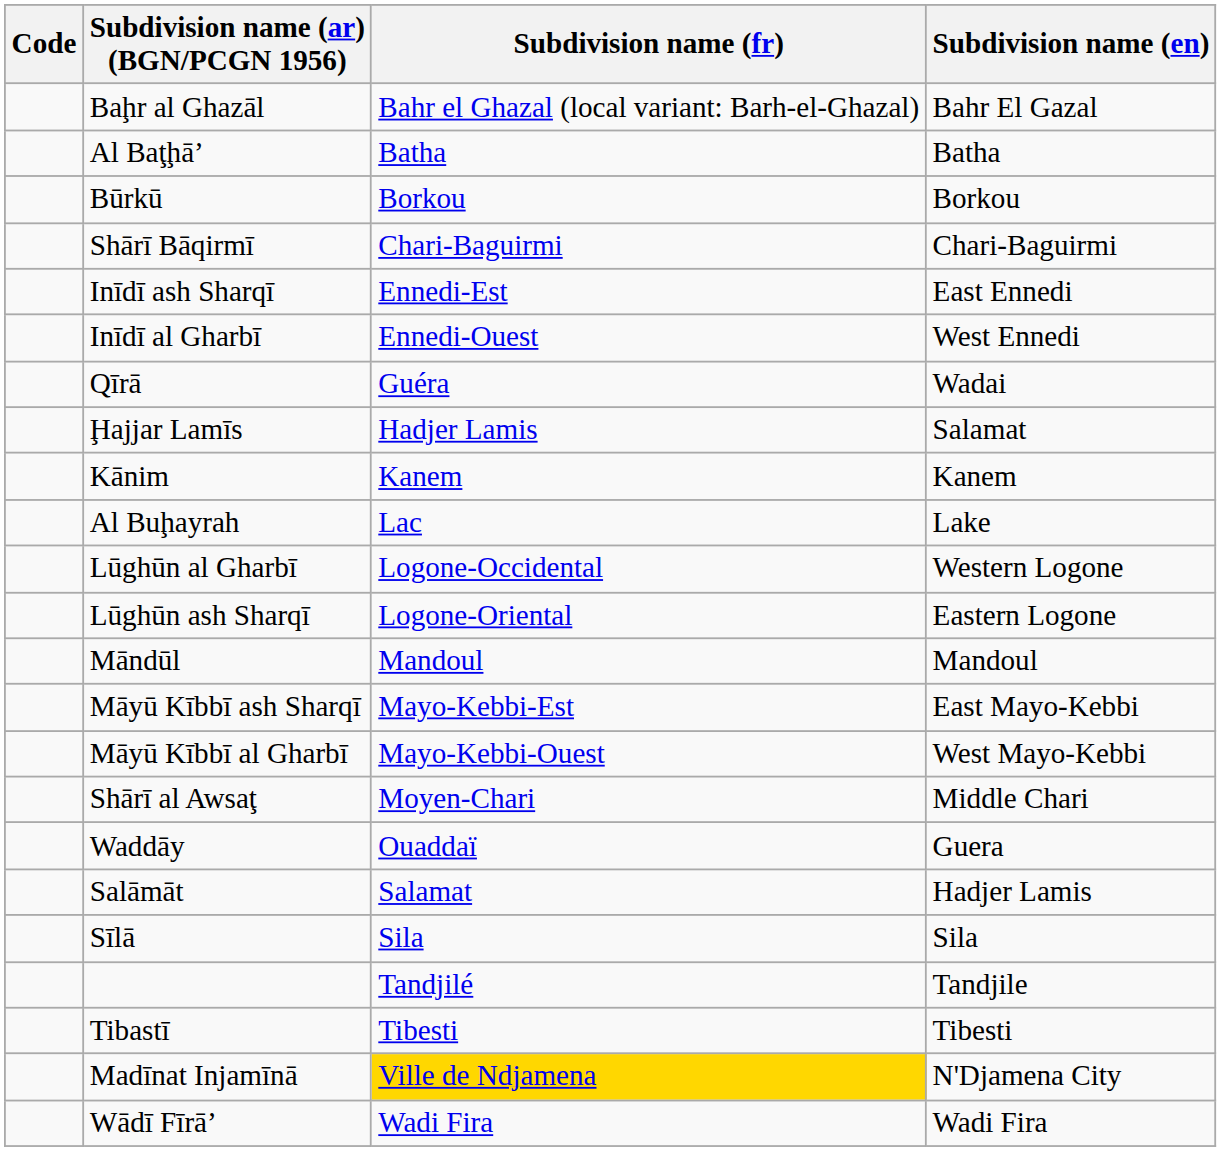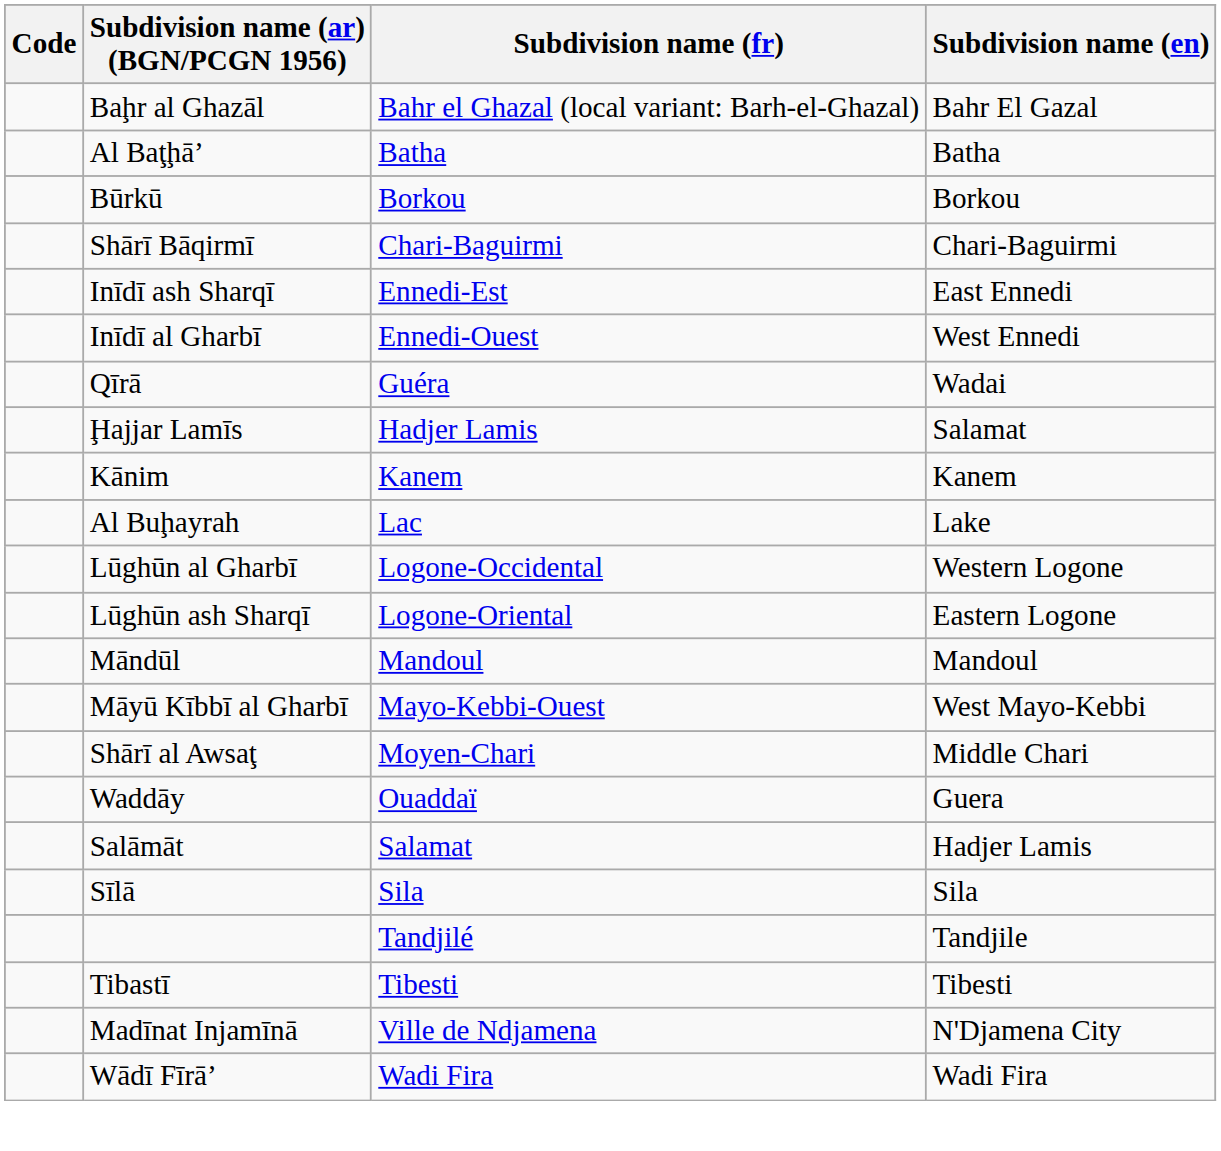- row: (225, 706)
(487, 1076) gold background -> (487, 1030) no background
